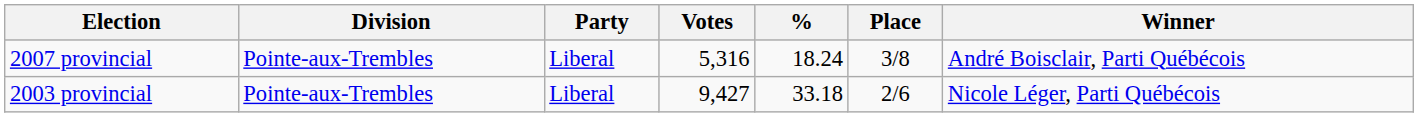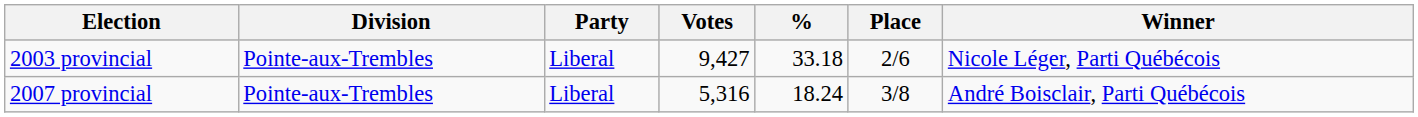rows swapped: (81, 93) <-> (81, 58)
